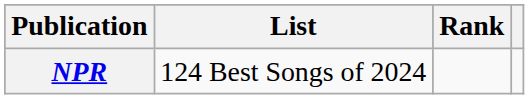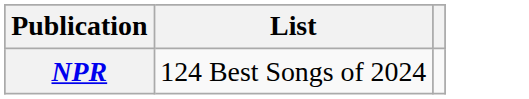- column: (472, 26)
